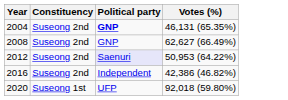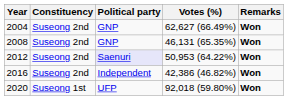+ column: (261, 12)
(108, 27) bold -> (108, 27) normal
(200, 27) 46,131 (65.35%) -> (200, 27) 62,627 (66.49%)
(200, 42) 62,627 (66.49%) -> (200, 42) 46,131 (65.35%)
